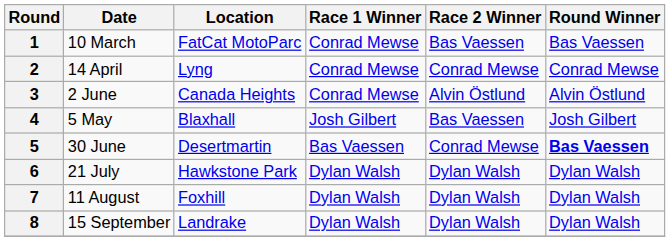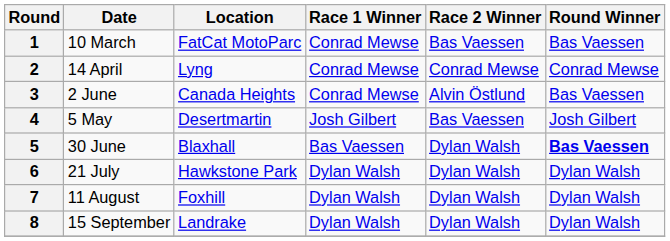(597, 94) Alvin Östlund -> (597, 94) Bas Vaessen
(207, 120) Blaxhall -> (225, 120) Desertmartin
(225, 146) Desertmartin -> (207, 146) Blaxhall
(484, 146) Conrad Mewse -> (475, 146) Dylan Walsh
